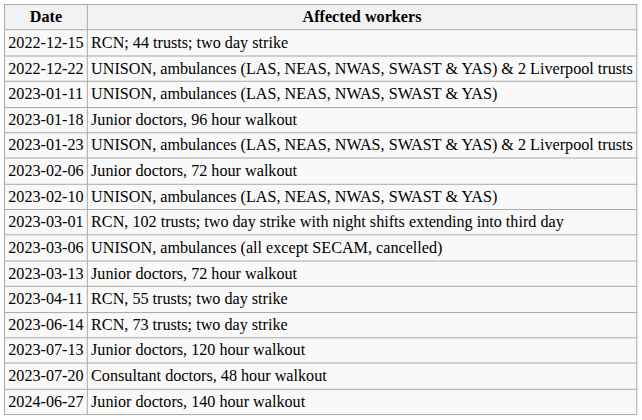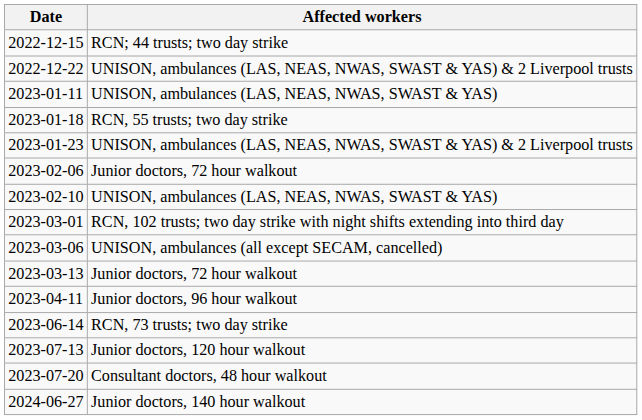(194, 119) Junior doctors, 96 hour walkout -> (189, 119) RCN, 55 trusts; two day strike
(189, 299) RCN, 55 trusts; two day strike -> (194, 299) Junior doctors, 96 hour walkout
